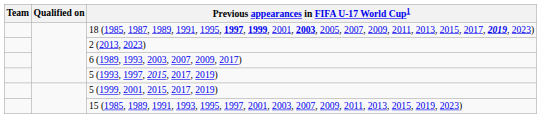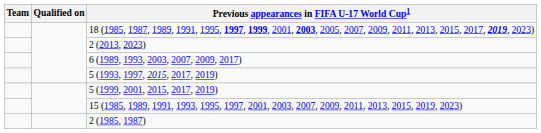+ row: (117, 121)
